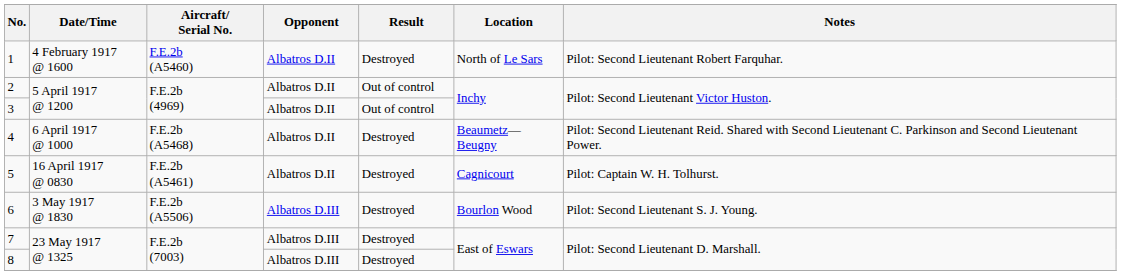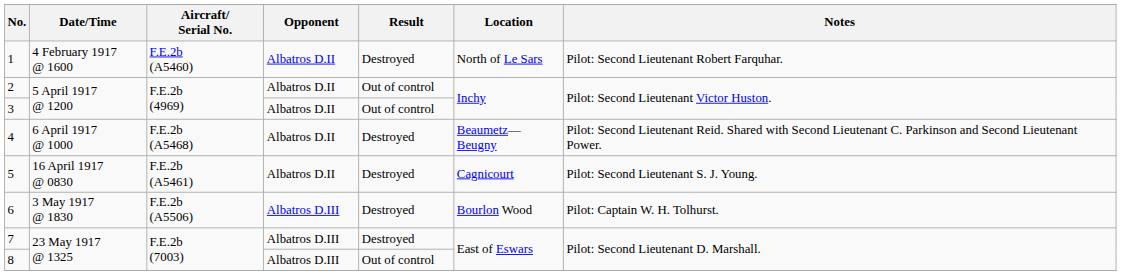(643, 174) Pilot: Captain W. H. Tolhurst. -> (662, 174) Pilot: Second Lieutenant S. J. Young.
(662, 210) Pilot: Second Lieutenant S. J. Young. -> (643, 210) Pilot: Captain W. H. Tolhurst.
(388, 260) Destroyed -> (398, 260) Out of control
